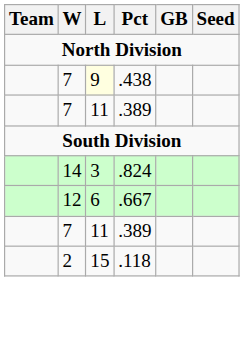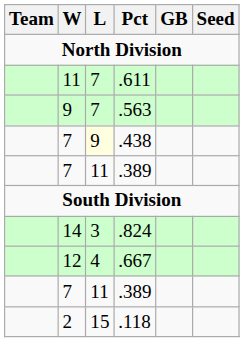+ row: (72, 79)
+ row: (67, 110)
(95, 200) 6 -> (95, 261) 4
